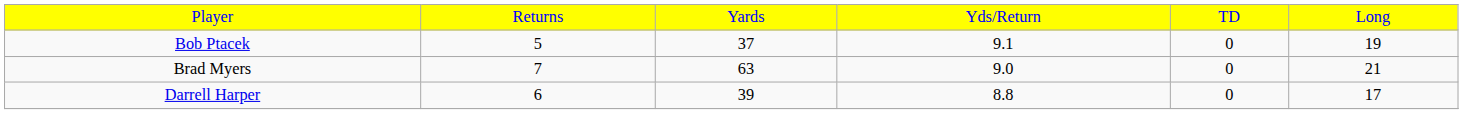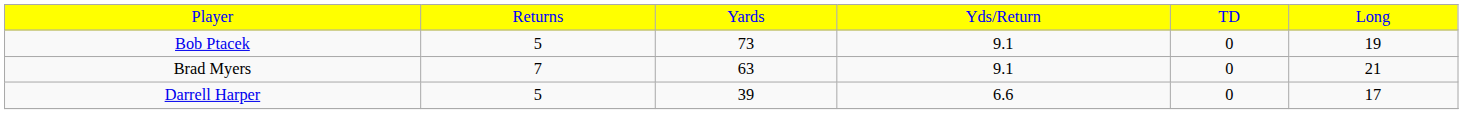(746, 43) 37 -> (746, 43) 73
(1003, 69) 9.0 -> (1003, 69) 9.1
(538, 95) 6 -> (538, 95) 5
(1003, 95) 8.8 -> (1003, 95) 6.6
